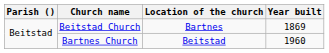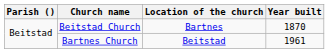(295, 26) 1869 -> (295, 26) 1870
(295, 41) 1960 -> (295, 41) 1961
